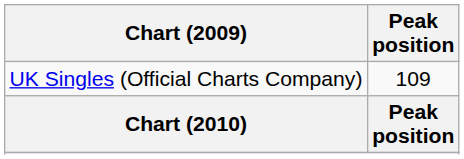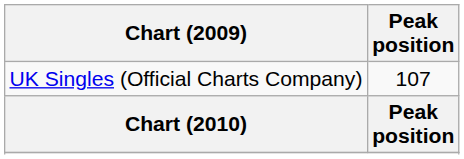(413, 78) 109 -> (413, 78) 107
